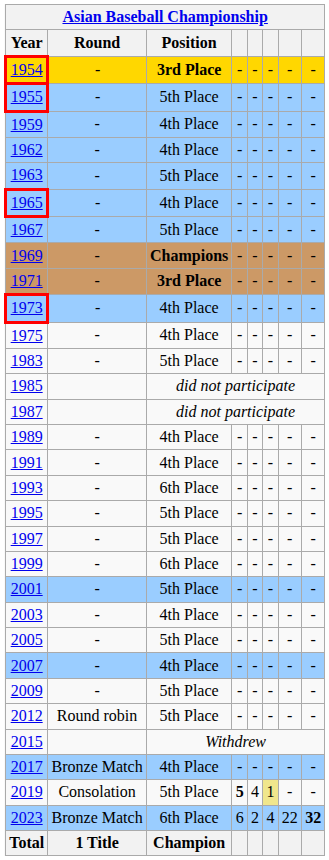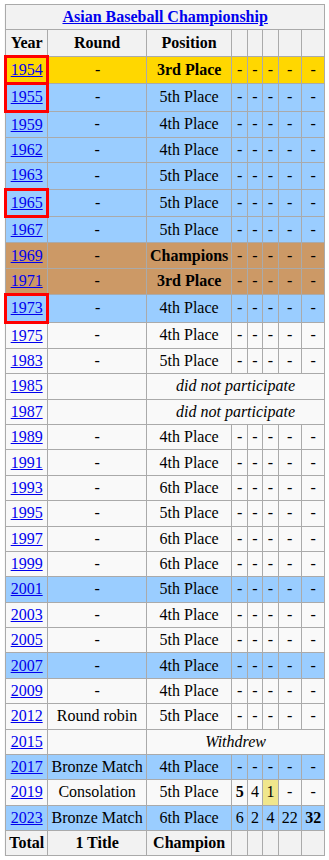(189, 202) 4th Place -> (189, 202) 5th Place
(189, 538) 5th Place -> (189, 538) 6th Place
(189, 690) 5th Place -> (189, 690) 4th Place
